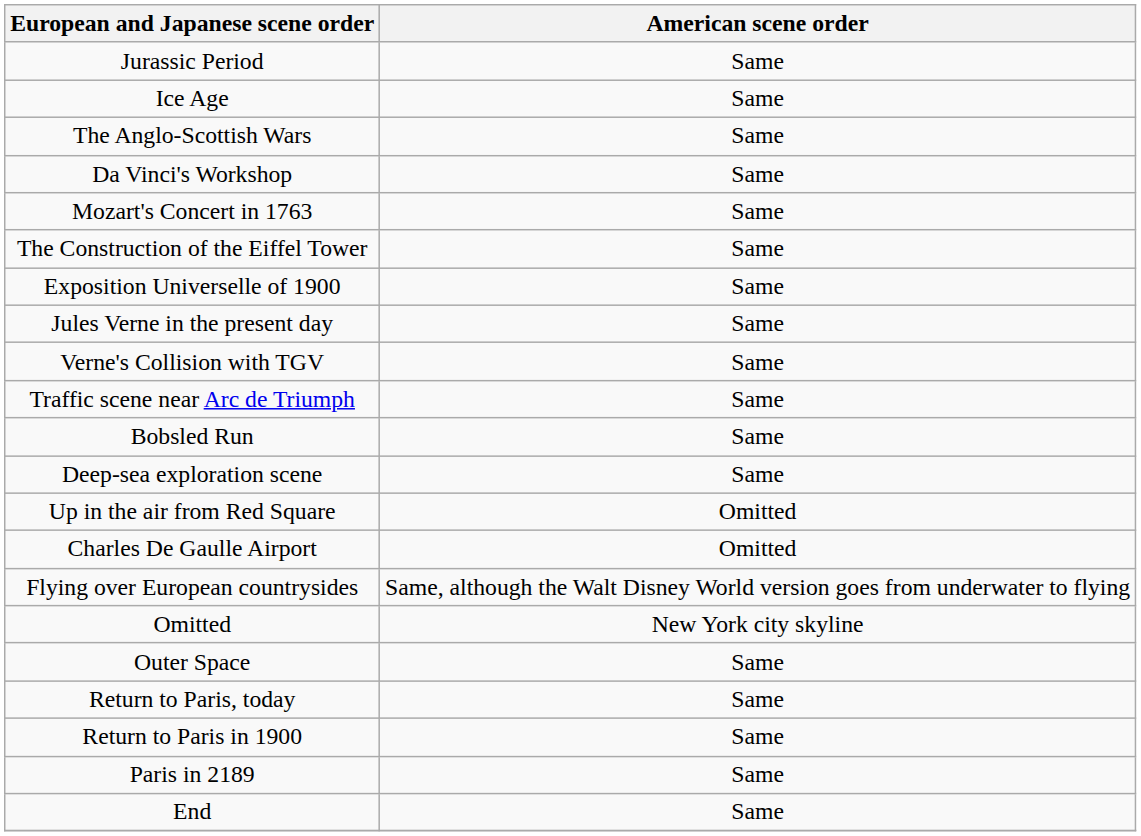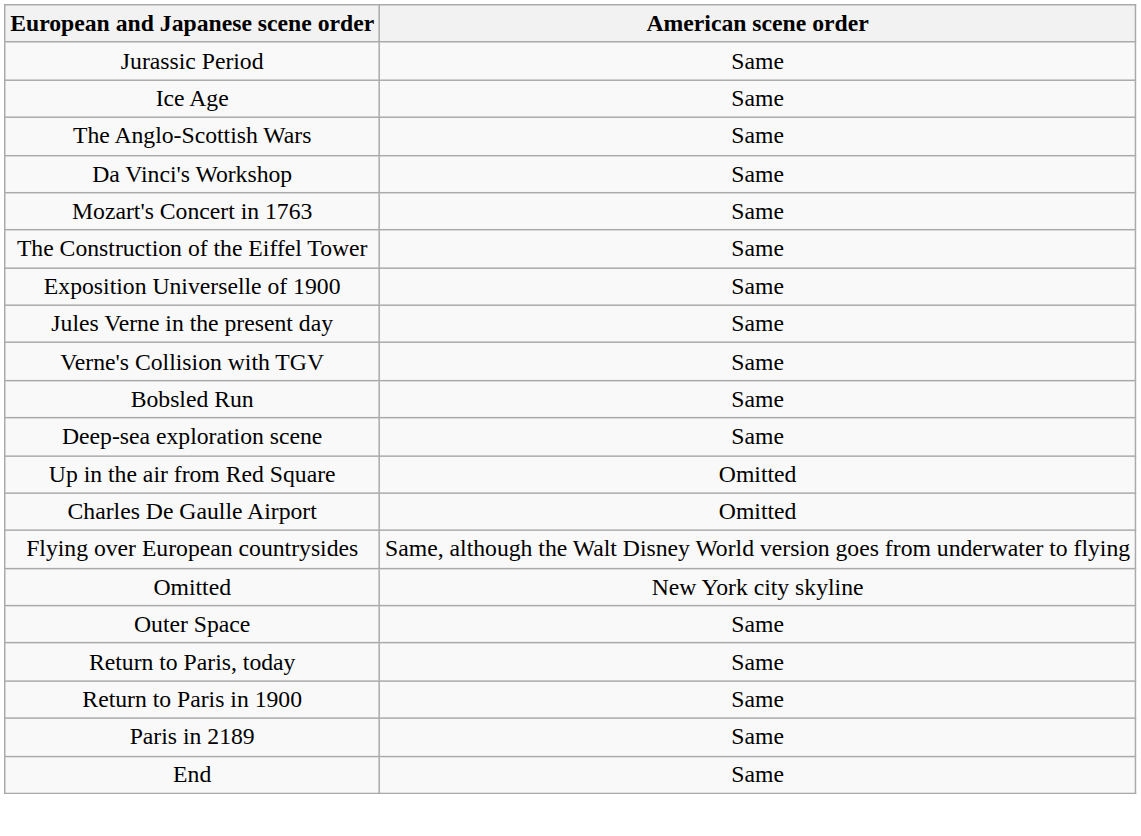- row: (192, 398)
